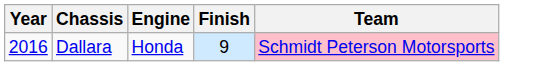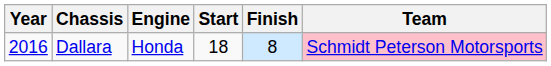+ column: (218, 19)
(224, 47) 9 -> (272, 47) 8
